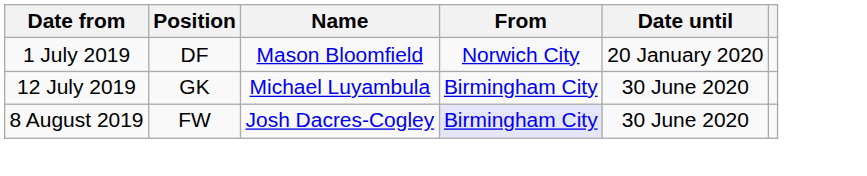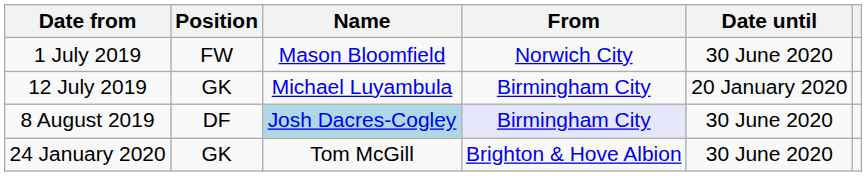(195, 54) DF -> (217, 54) FW
(685, 54) 20 January 2020 -> (769, 54) 30 June 2020
(685, 87) 30 June 2020 -> (769, 87) 20 January 2020
(195, 120) FW -> (217, 120) DF
(340, 120) no background -> (362, 120) lightblue background
+ row: (88, 154)
